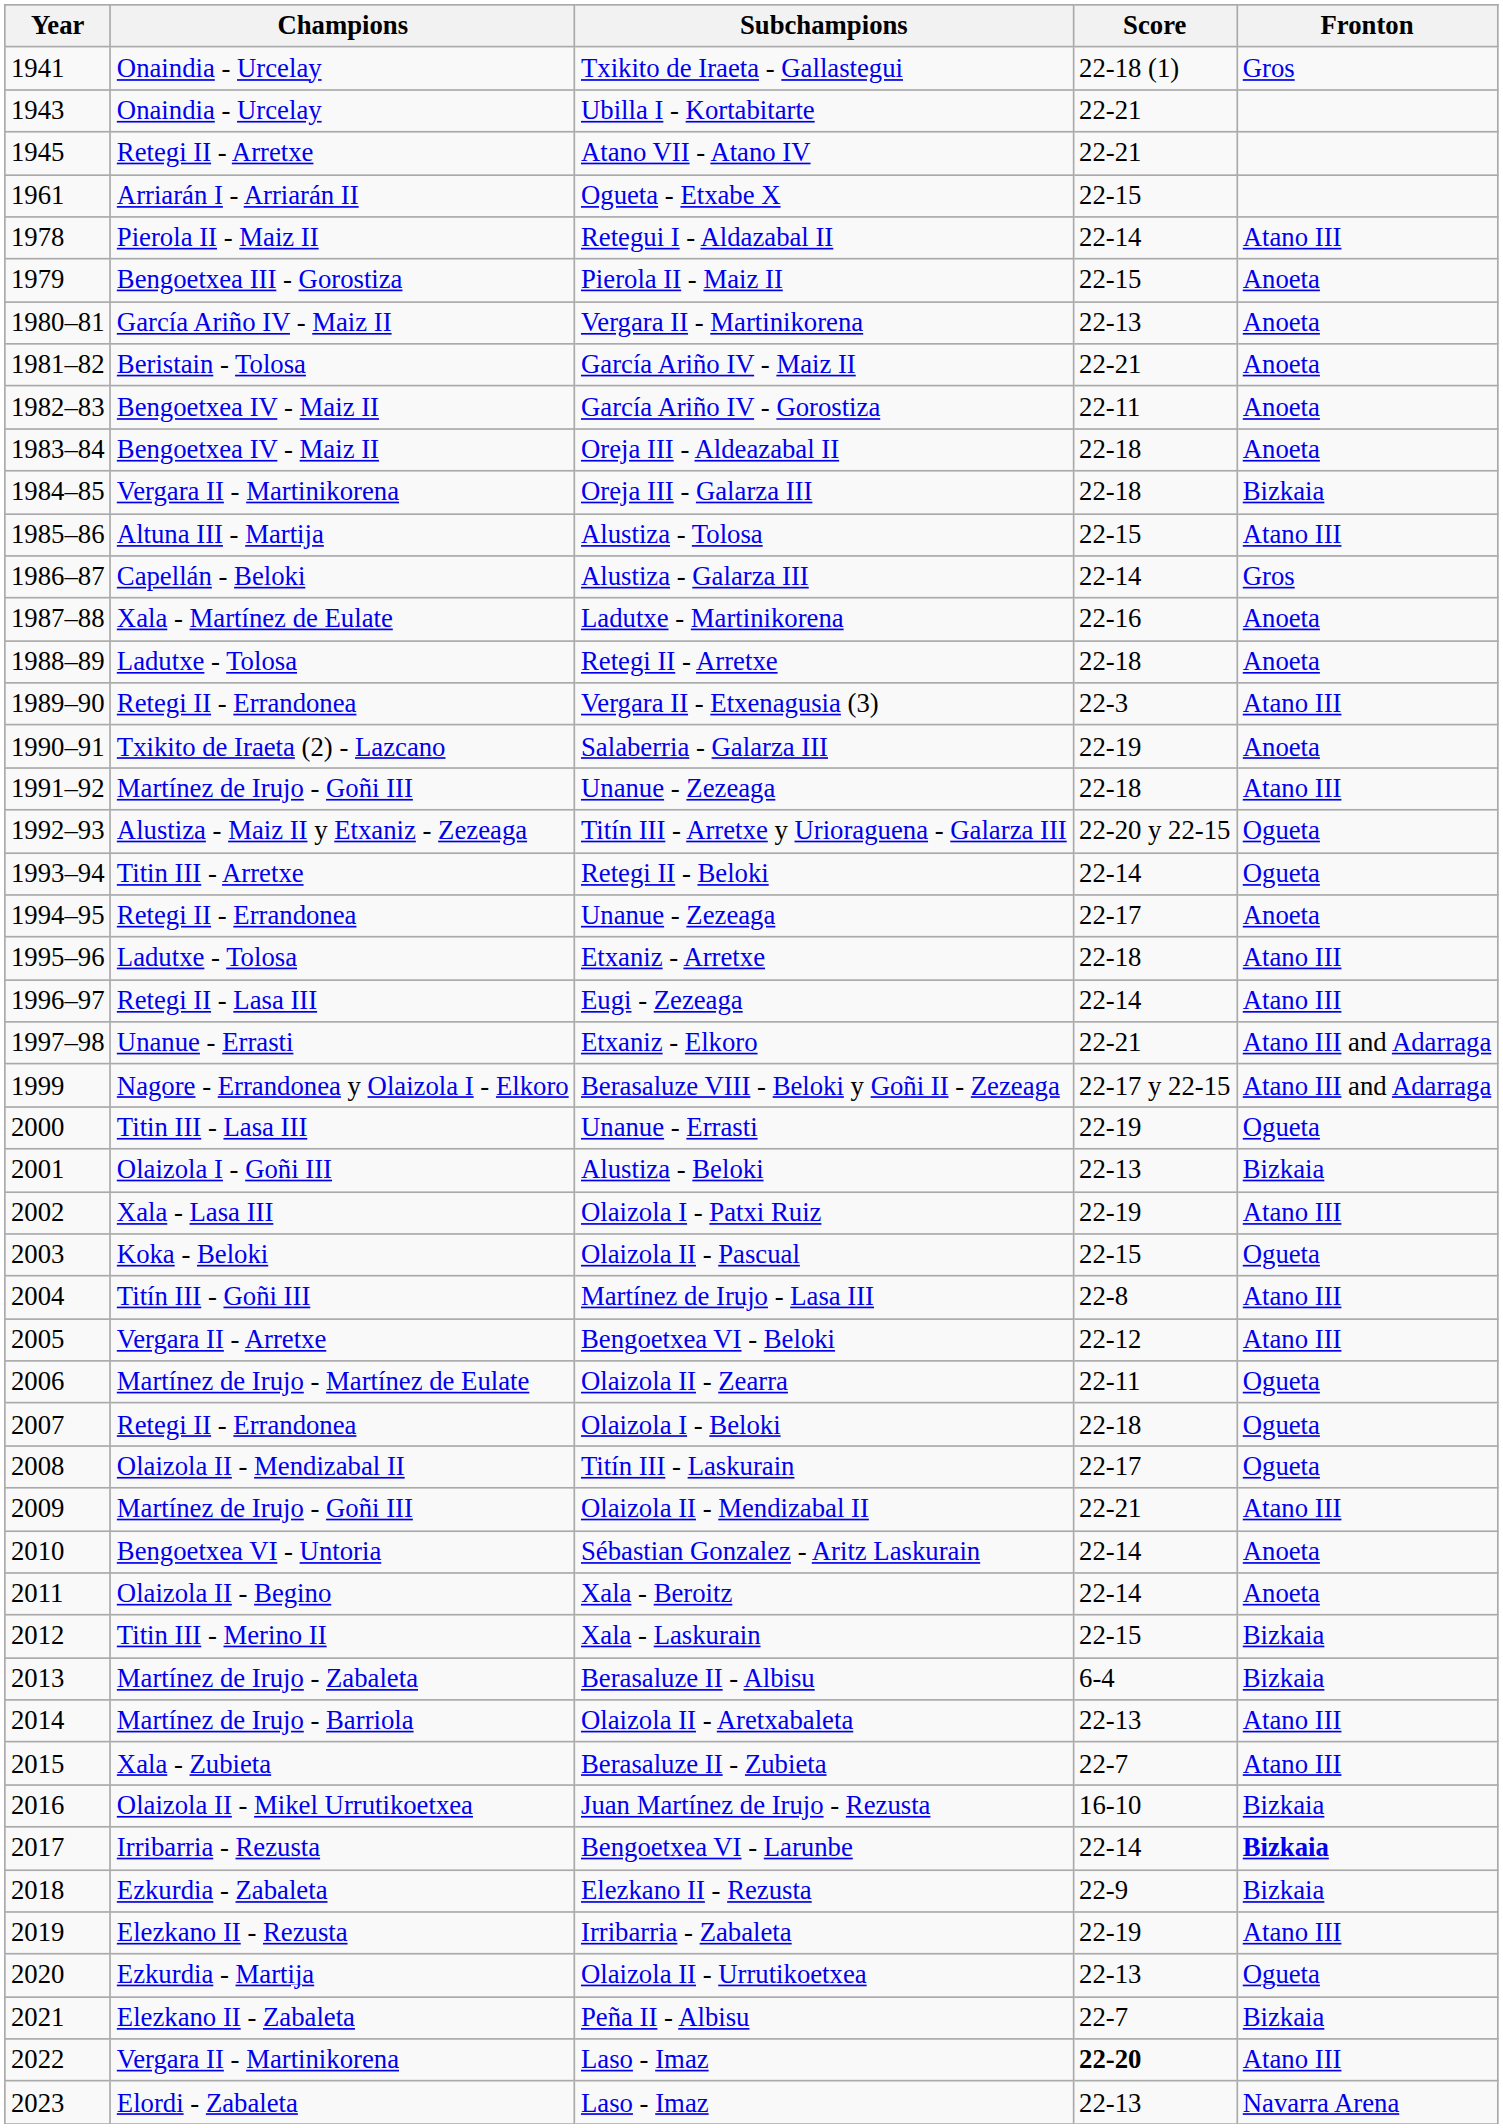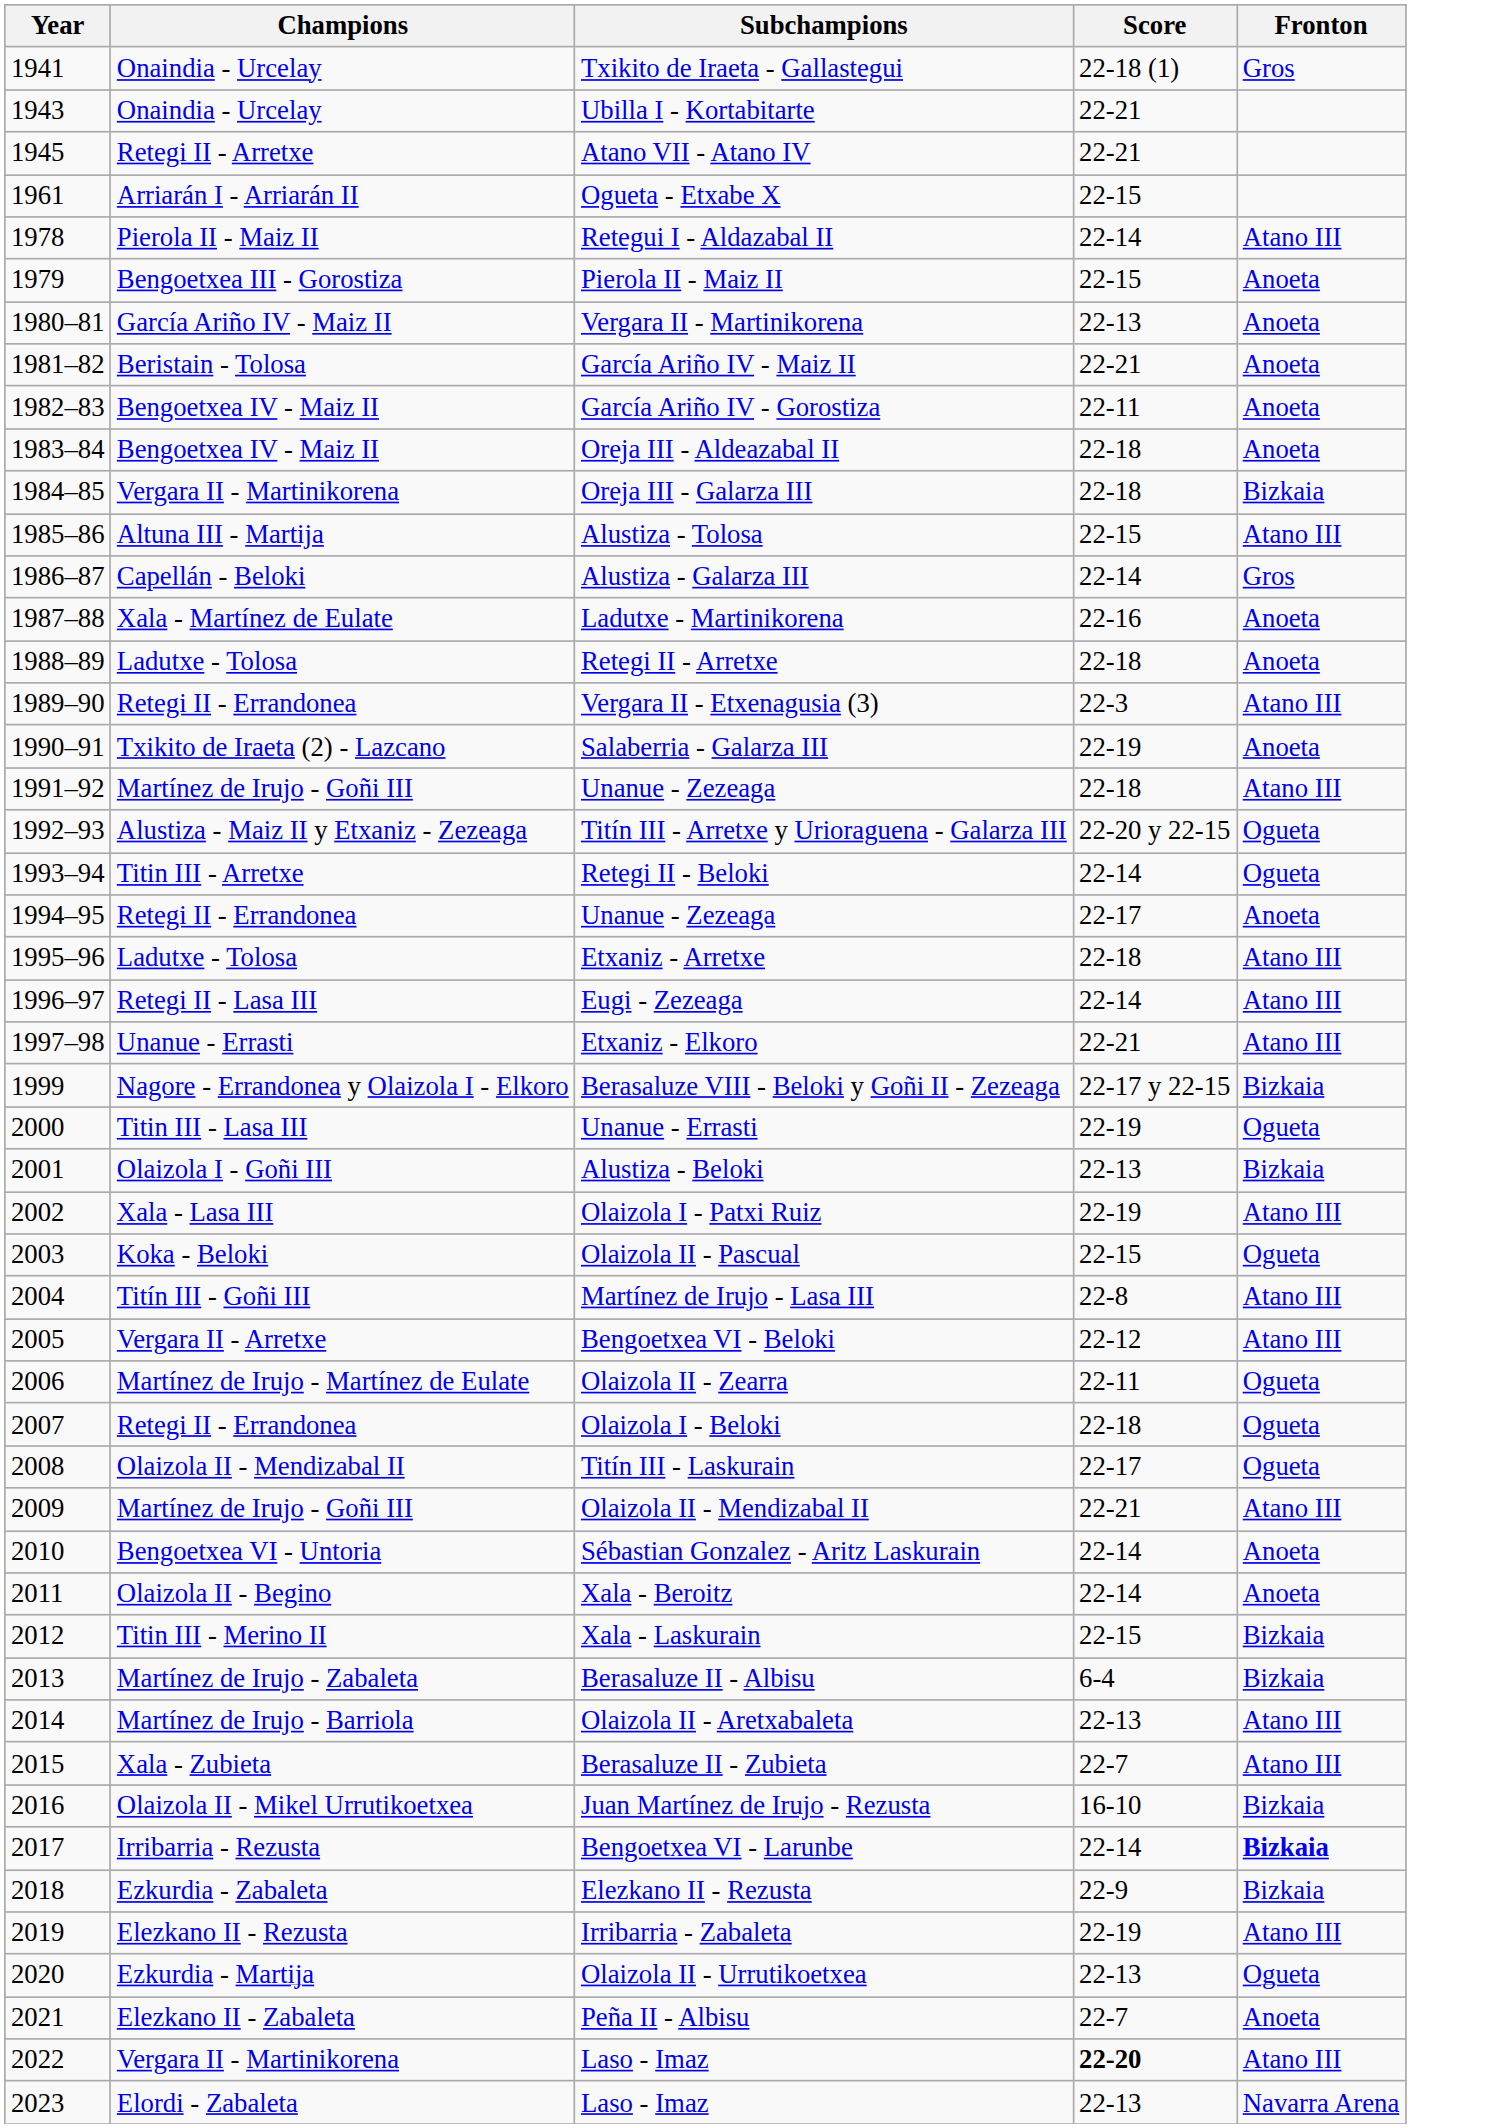(1367, 1042) Atano III and Adarraga -> (1292, 1042) Atano III
(1367, 1085) Atano III and Adarraga -> (1284, 1085) Bizkaia
(1284, 2017) Bizkaia -> (1281, 2017) Anoeta
